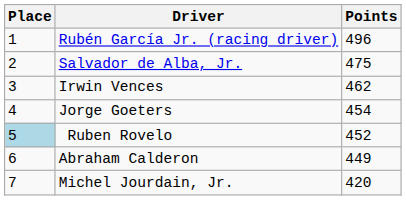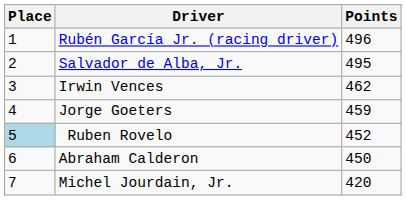(358, 64) 475 -> (358, 64) 495
(358, 111) 454 -> (358, 111) 459
(358, 159) 449 -> (358, 159) 450
